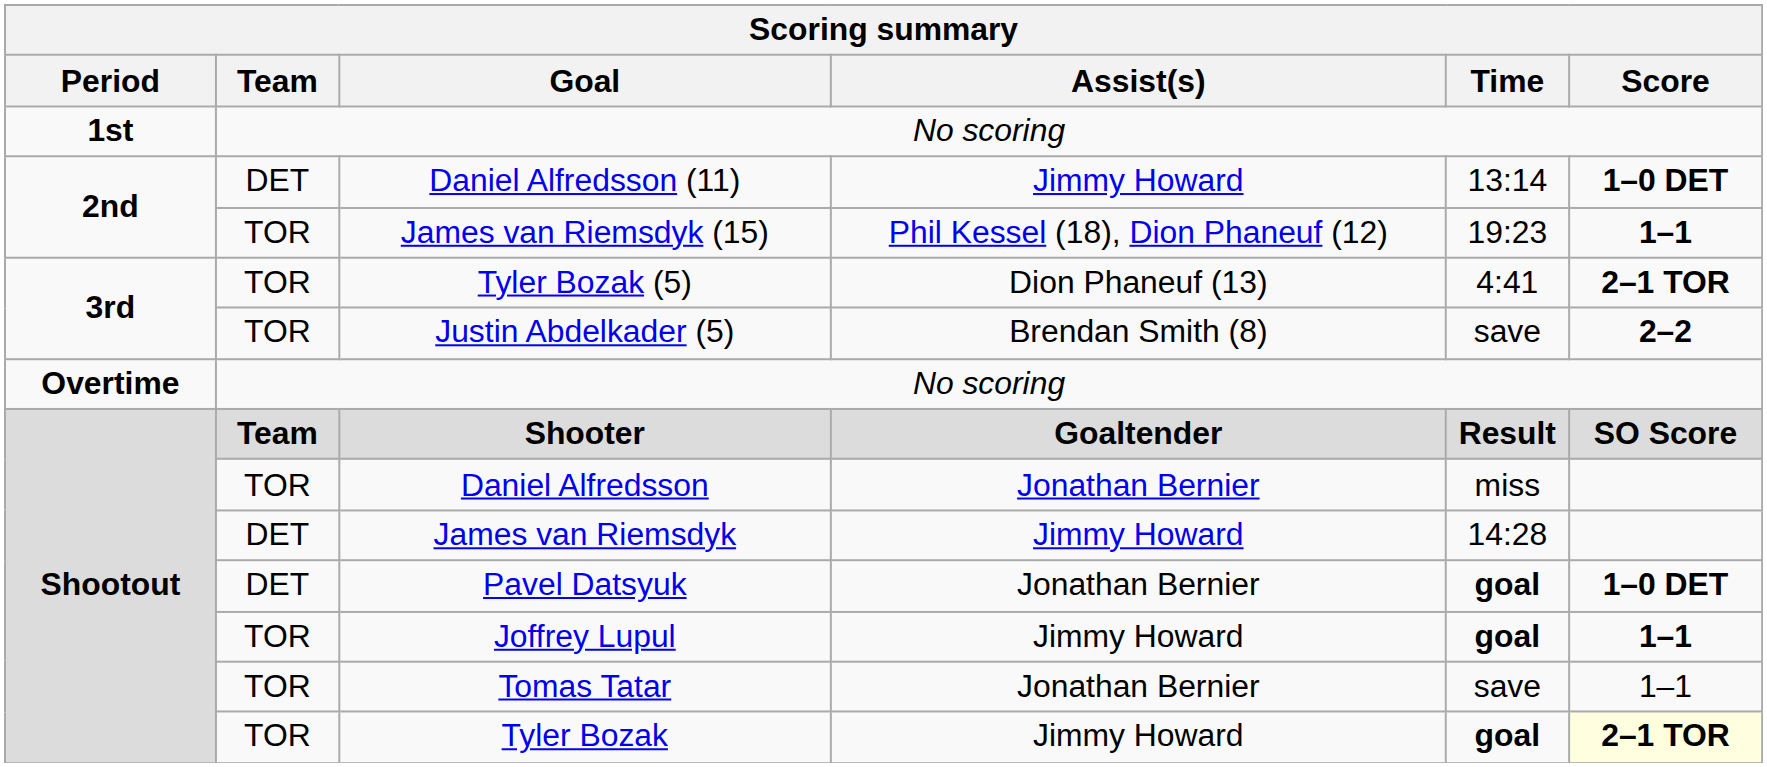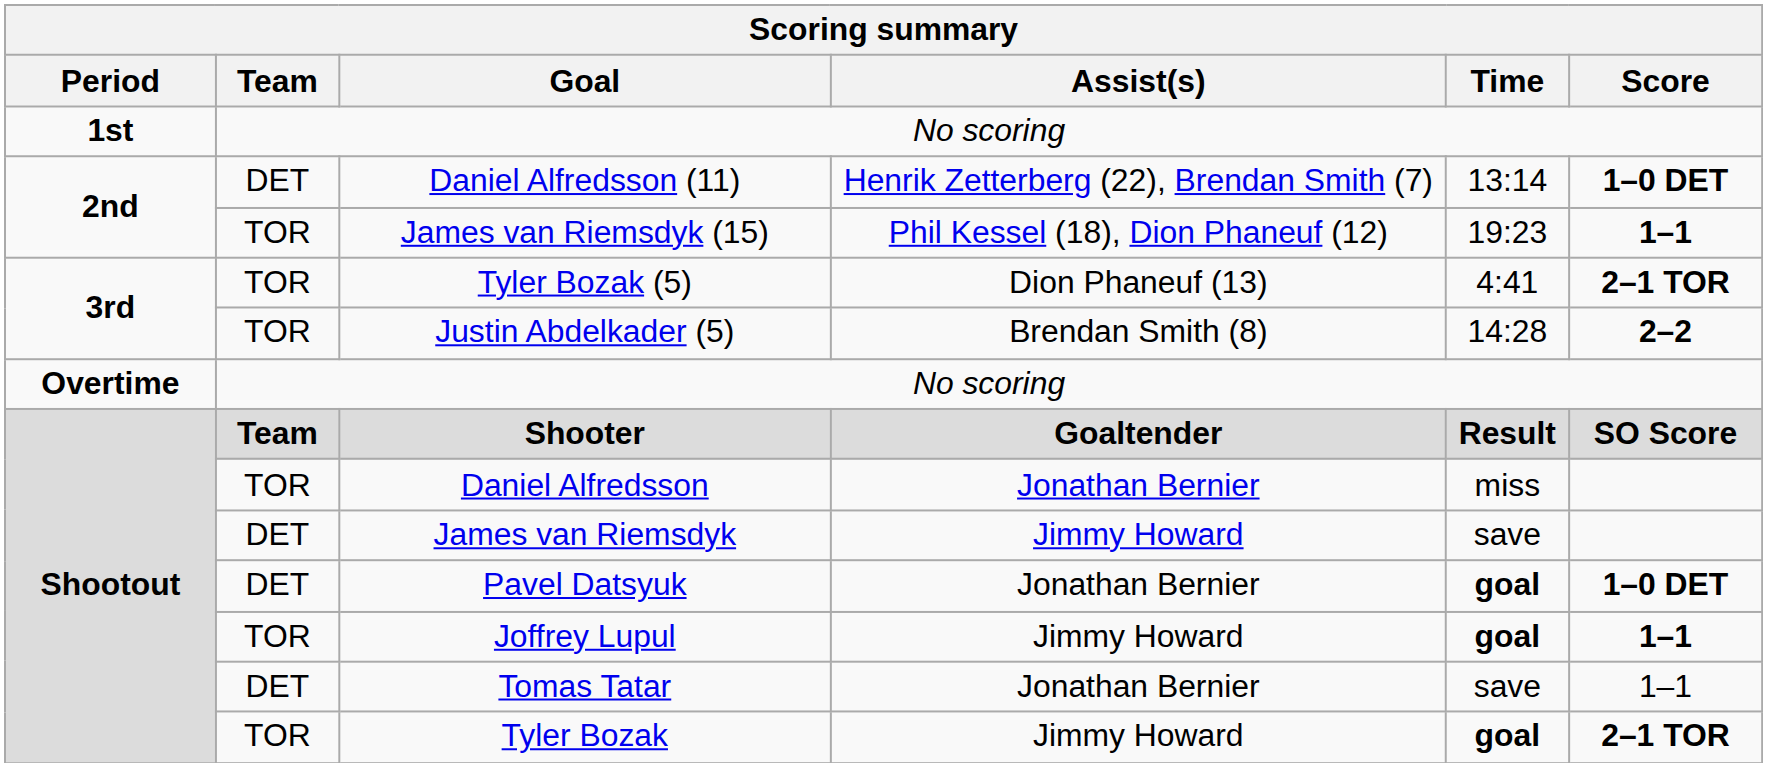(1138, 181) Jimmy Howard -> (1138, 181) Henrik Zetterberg (22), Brendan Smith (7)
(1507, 332) save -> (1507, 332) 14:28
(1507, 534) 14:28 -> (1507, 534) save
(277, 686) TOR -> (277, 686) DET
(1665, 736) lightyellow background -> (1665, 736) no background
